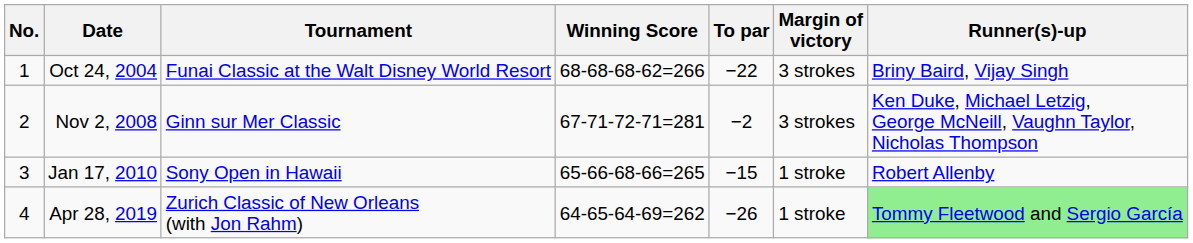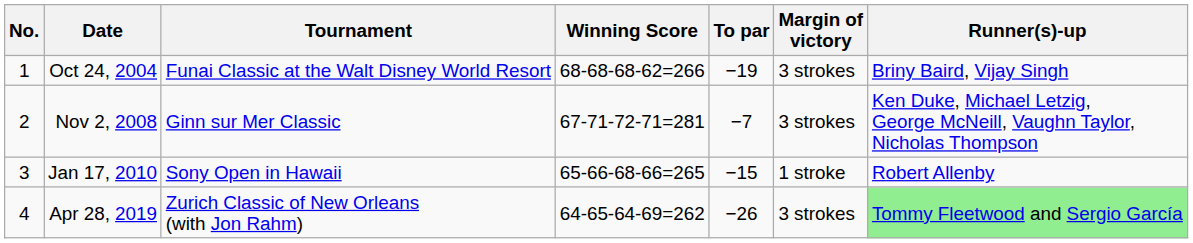(742, 71) −22 -> (742, 71) −19
(742, 122) −2 -> (742, 122) −7
(812, 213) 1 stroke -> (817, 213) 3 strokes
